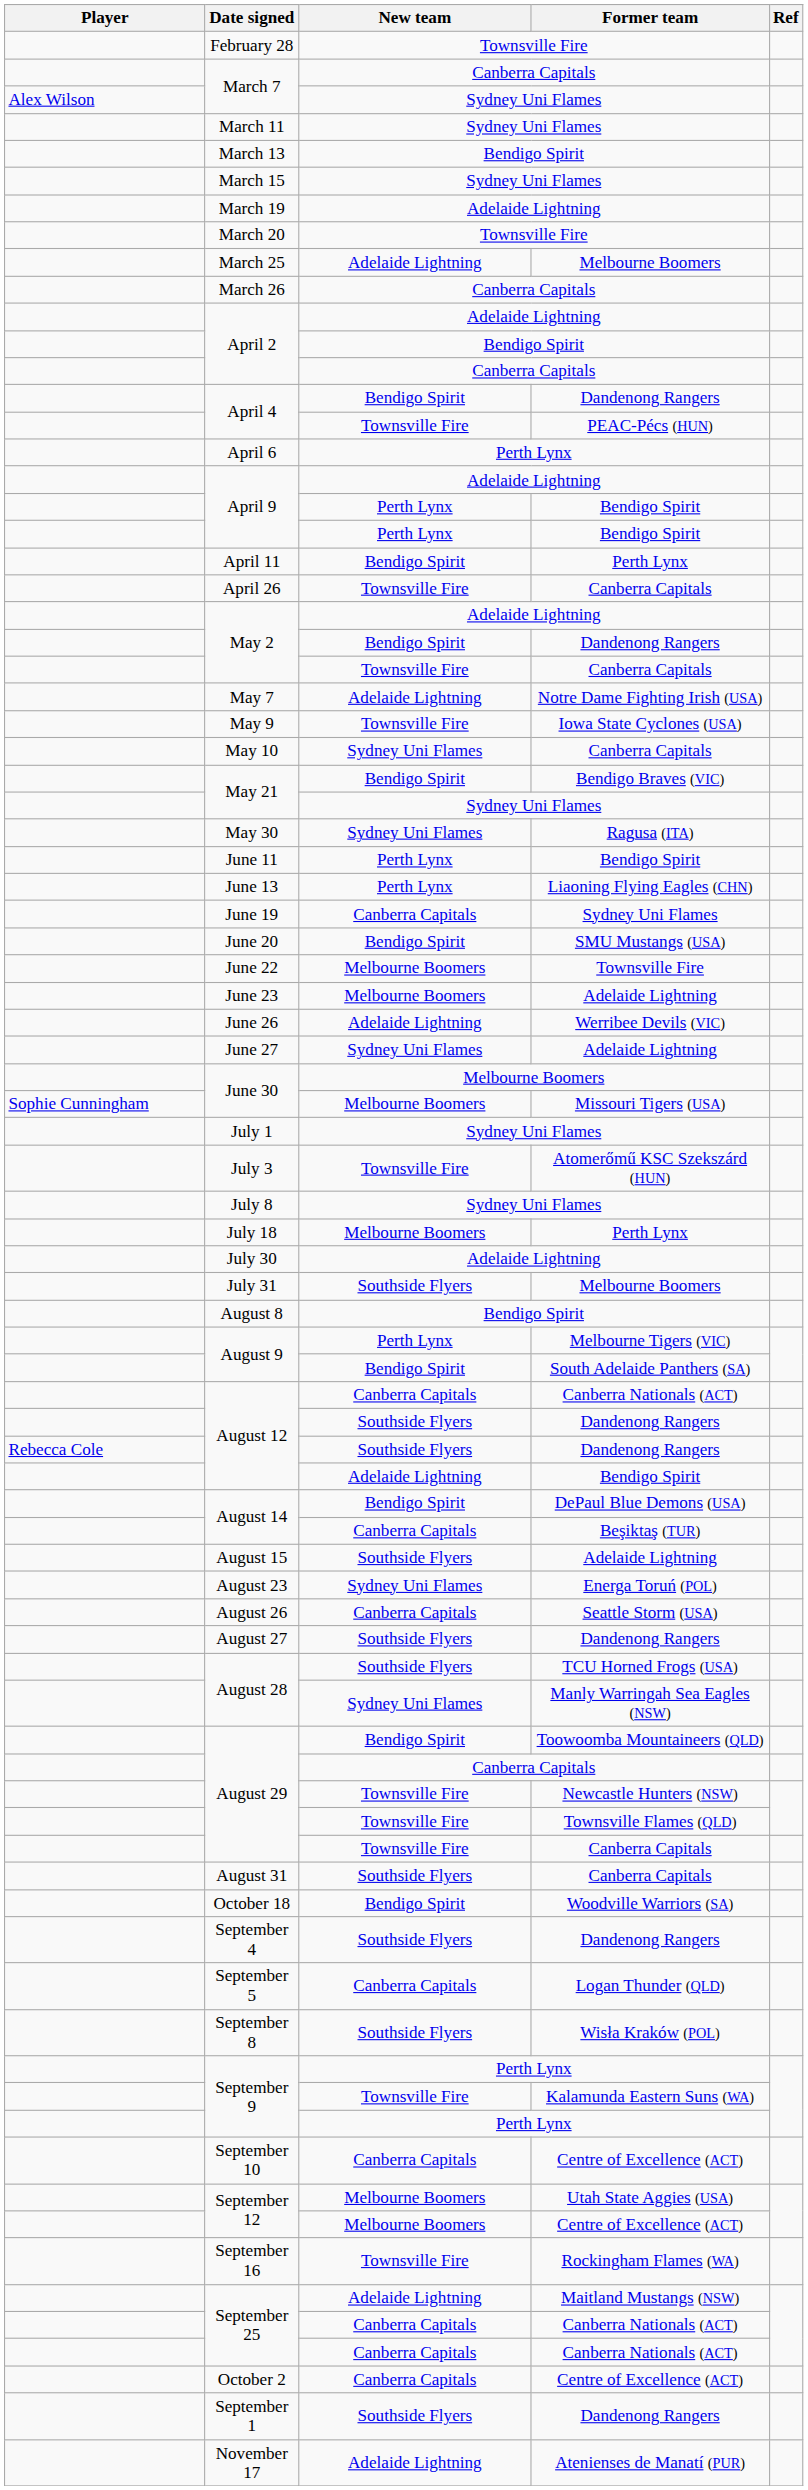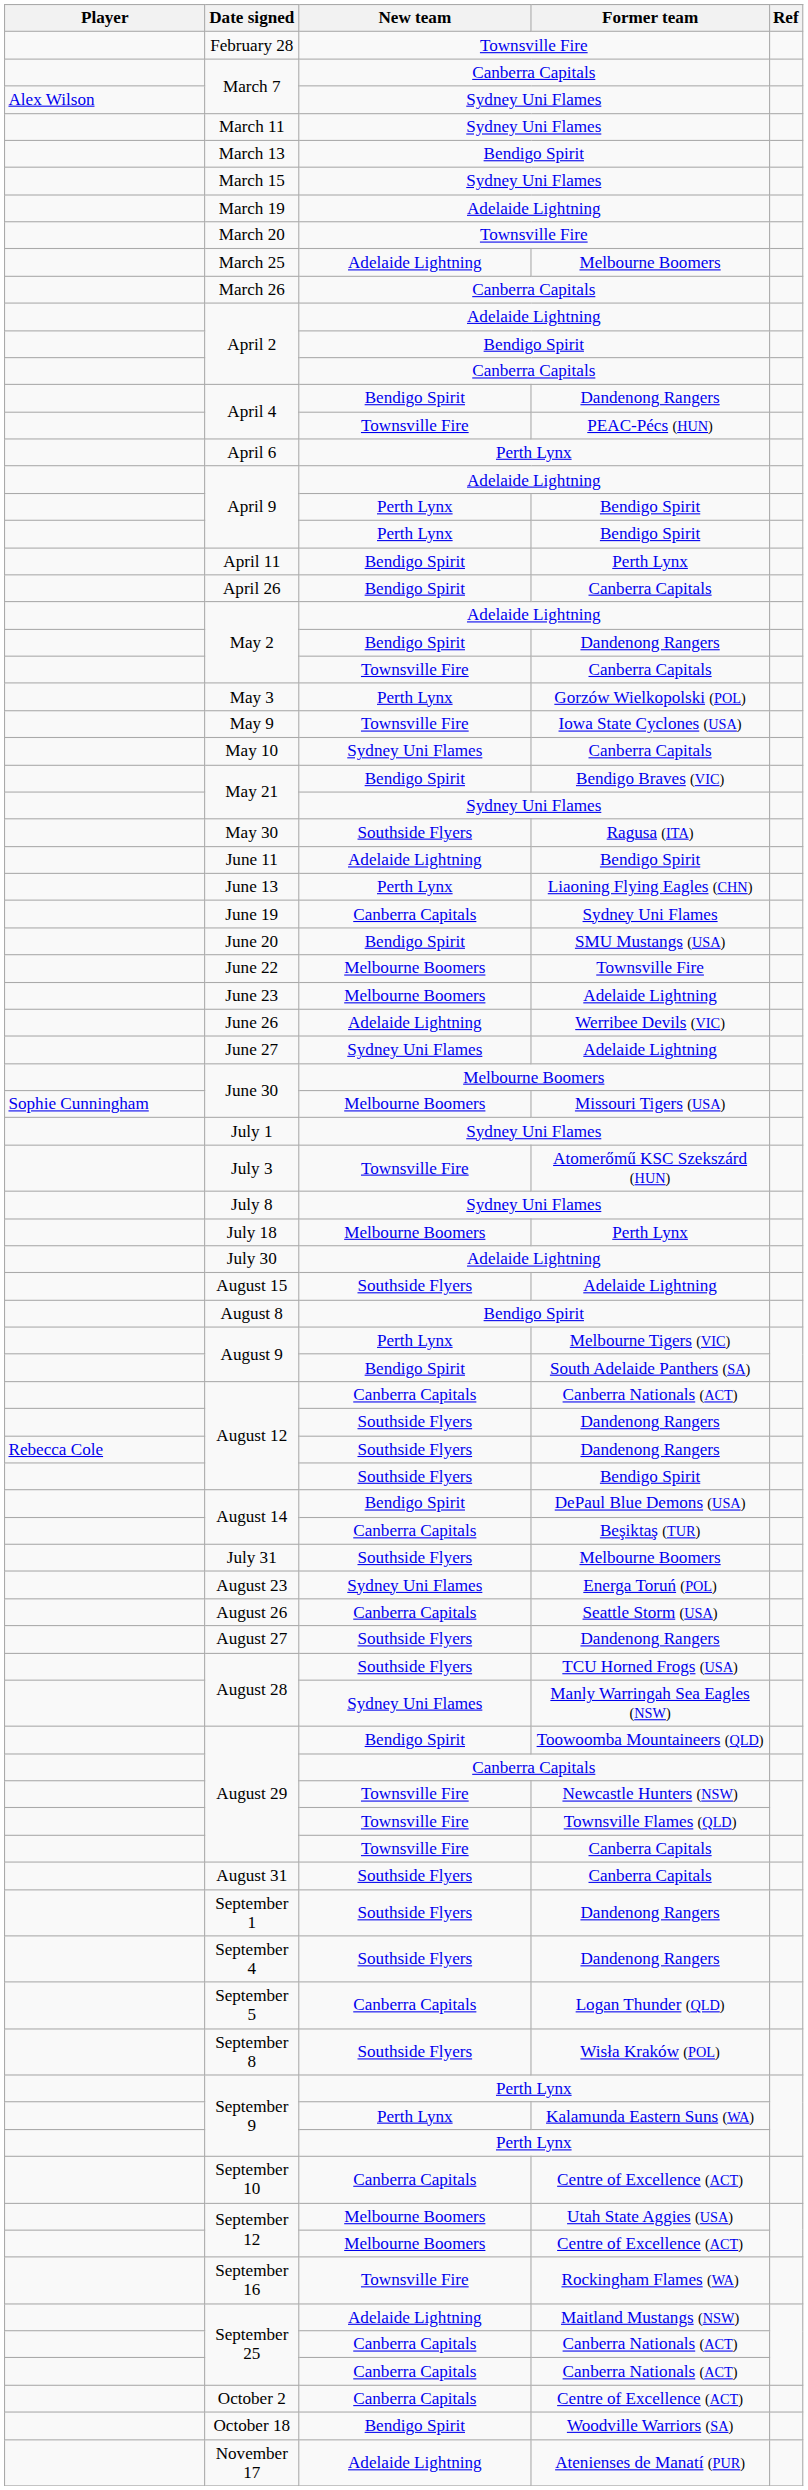(415, 588) Townsville Fire -> (415, 588) Bendigo Spirit
+ row: (252, 696)
- row: (252, 696)
(415, 832) Sydney Uni Flames -> (415, 832) Southside Flyers
(415, 859) Perth Lynx -> (415, 859) Adelaide Lightning
rows swapped: (252, 1286) <-> (252, 1557)
(415, 1476) Adelaide Lightning -> (415, 1476) Southside Flyers
rows swapped: (252, 2416) <-> (252, 1902)
(415, 2096) Townsville Fire -> (415, 2115) Perth Lynx
